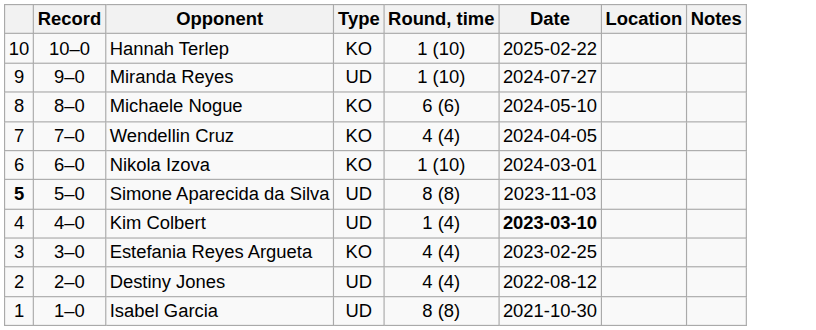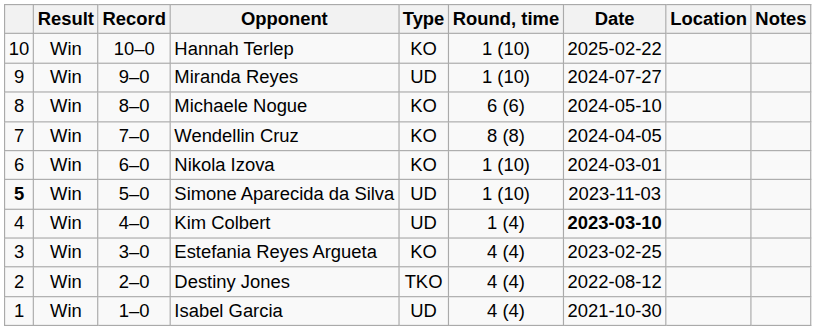+ column: (66, 19)
(441, 135) 4 (4) -> (506, 135) 8 (8)
(441, 194) 8 (8) -> (506, 194) 1 (10)
(359, 281) UD -> (424, 281) TKO
(441, 310) 8 (8) -> (506, 310) 4 (4)
